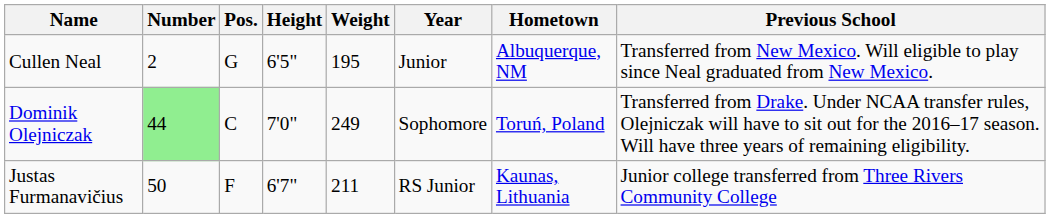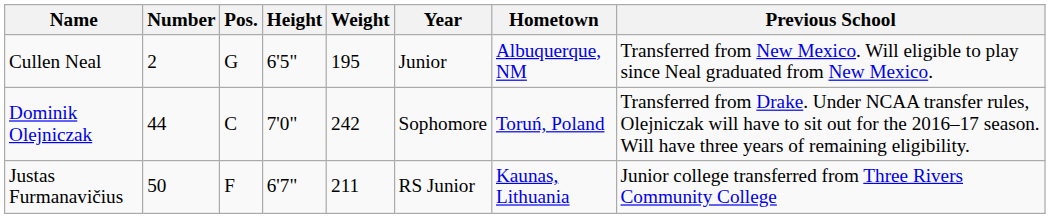(157, 123) lightgreen background -> (157, 123) no background
(345, 123) 249 -> (345, 123) 242
